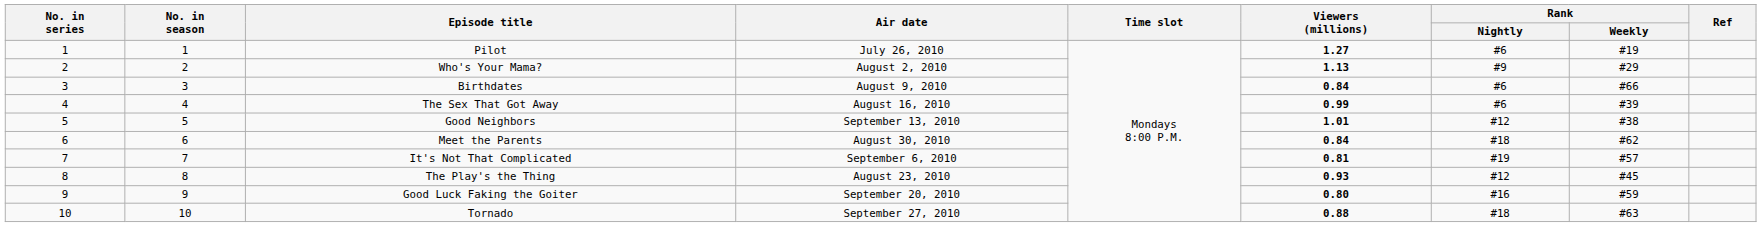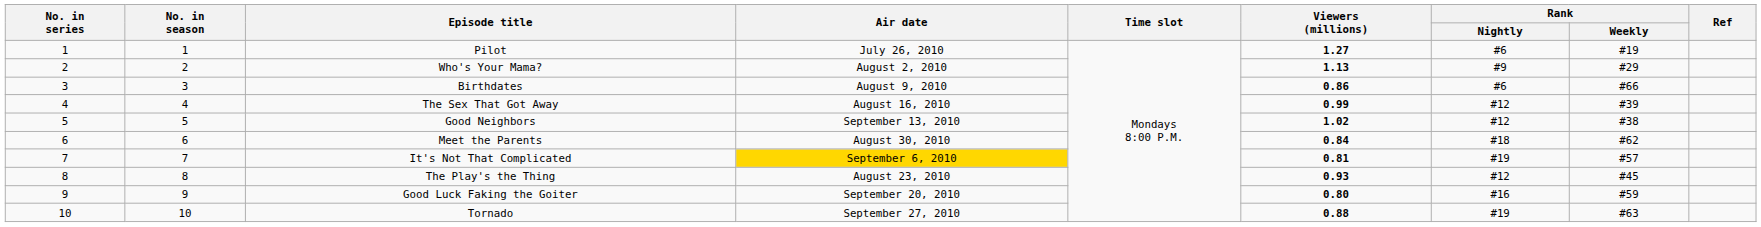(1336, 86) 0.84 -> (1336, 86) 0.86
(1500, 104) #6 -> (1500, 104) #12
(1336, 122) 1.01 -> (1336, 122) 1.02
(902, 158) no background -> (902, 158) gold background
(1500, 212) #18 -> (1500, 212) #19
